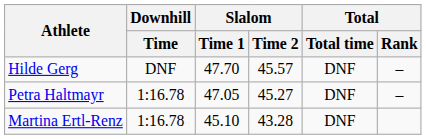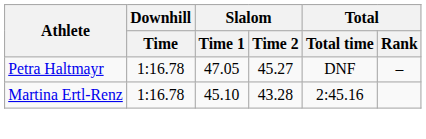- row: (43, 69)
(340, 121) DNF -> (340, 95) 2:45.16
